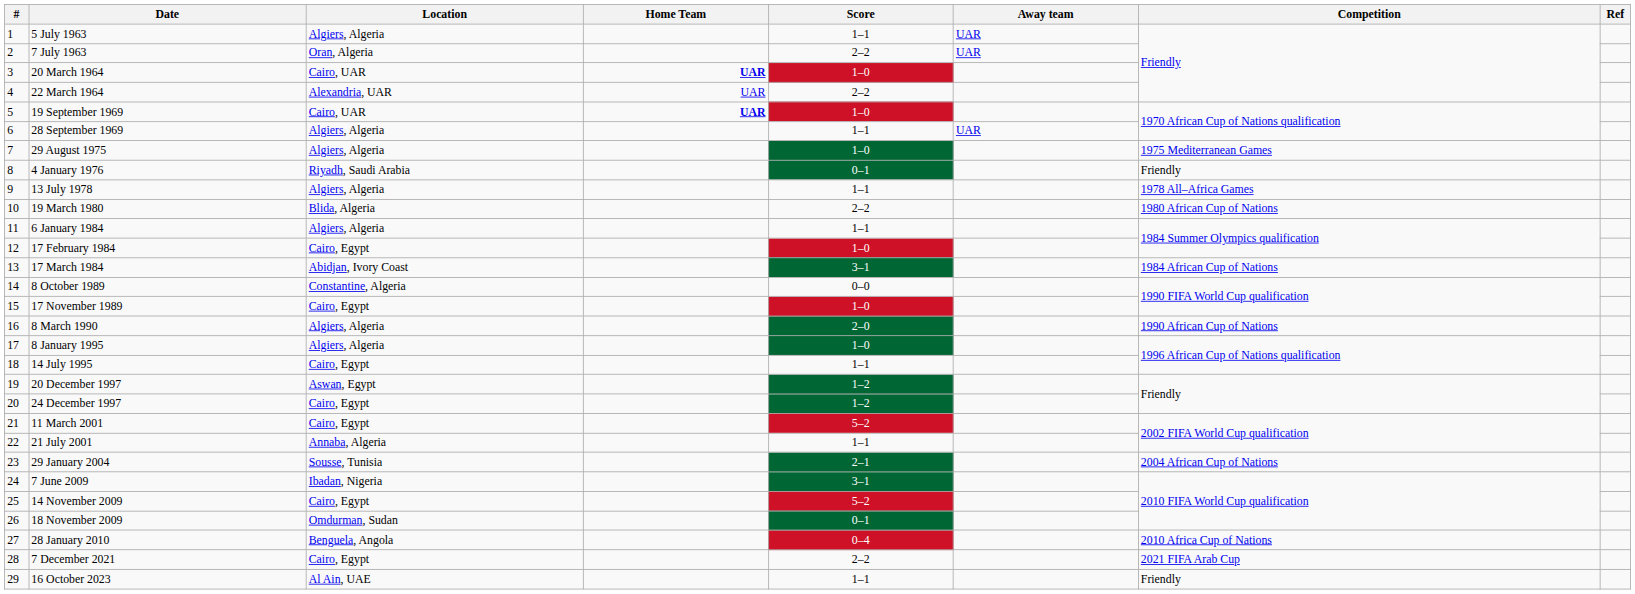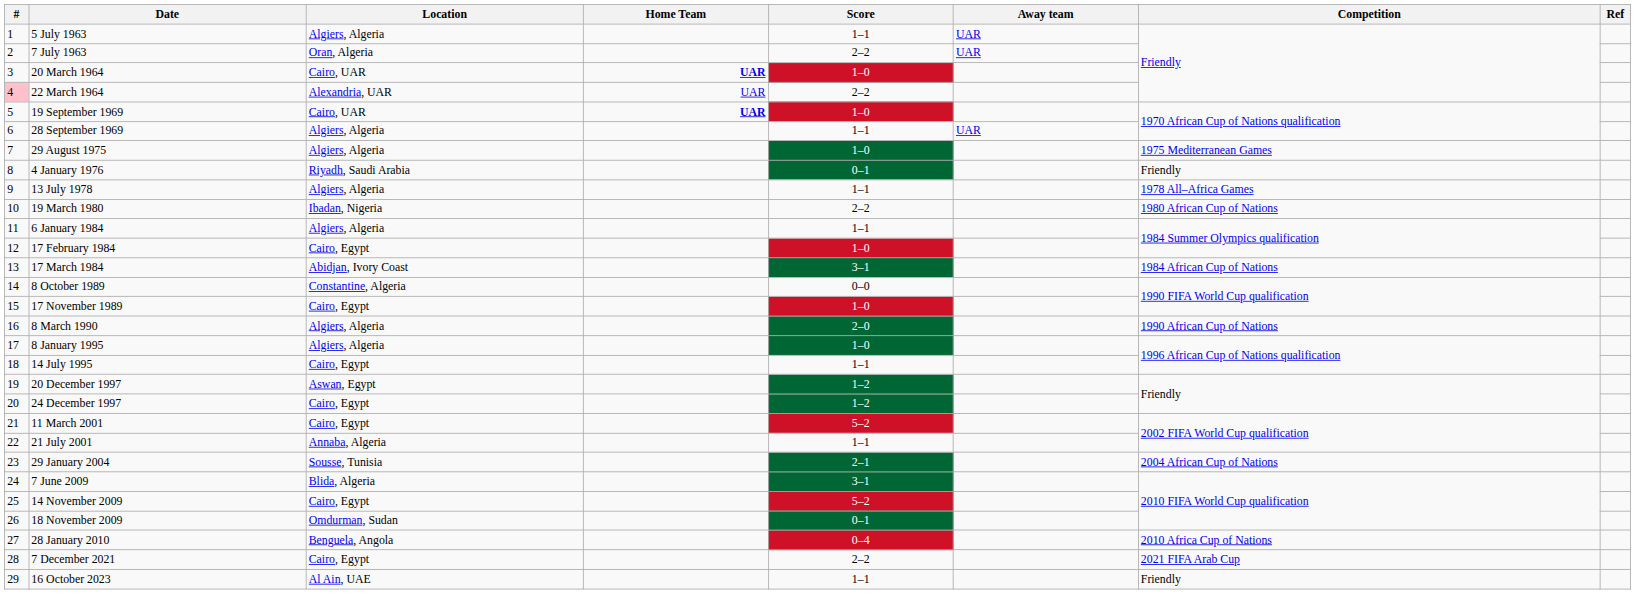(10, 92) no background -> (10, 92) pink background
(342, 209) Blida, Algeria -> (345, 209) Ibadan, Nigeria
(345, 482) Ibadan, Nigeria -> (342, 482) Blida, Algeria
